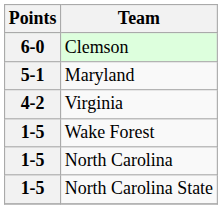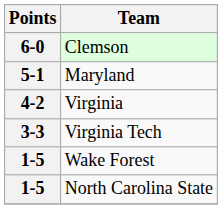+ row: (113, 132)
- row: (119, 160)
